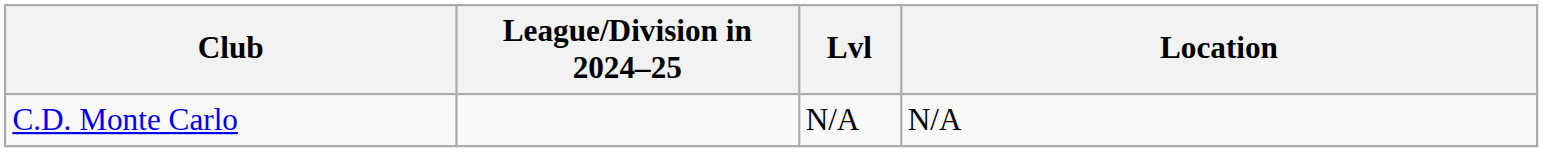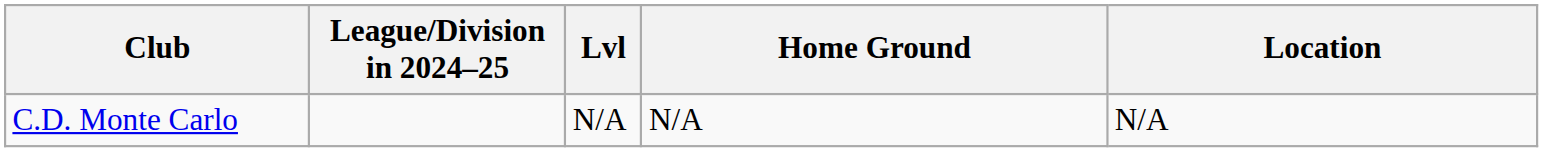+ column: (874, 49)
